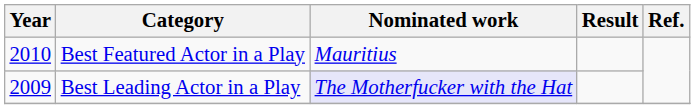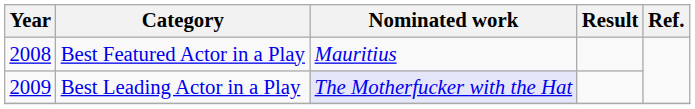(30, 53) 2010 -> (30, 53) 2008
